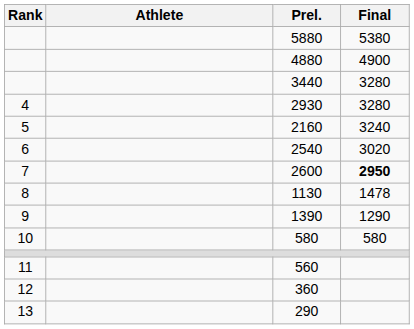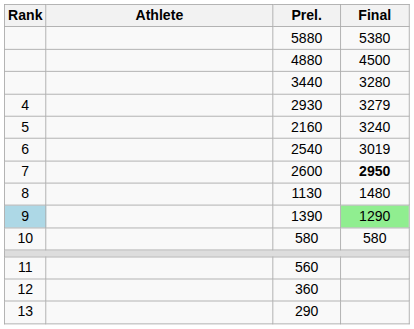(375, 60) 4900 -> (375, 60) 4500
(375, 104) 3280 -> (375, 104) 3279
(375, 149) 3020 -> (375, 149) 3019
(375, 194) 1478 -> (375, 194) 1480
(25, 216) no background -> (25, 216) lightblue background
(375, 216) no background -> (375, 216) lightgreen background
